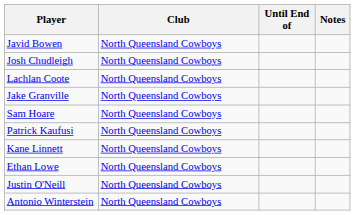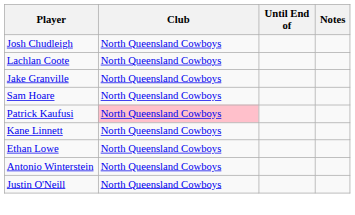- row: (35, 43)
(161, 131) no background -> (161, 114) pink background
rows swapped: (36, 184) <-> (50, 202)
